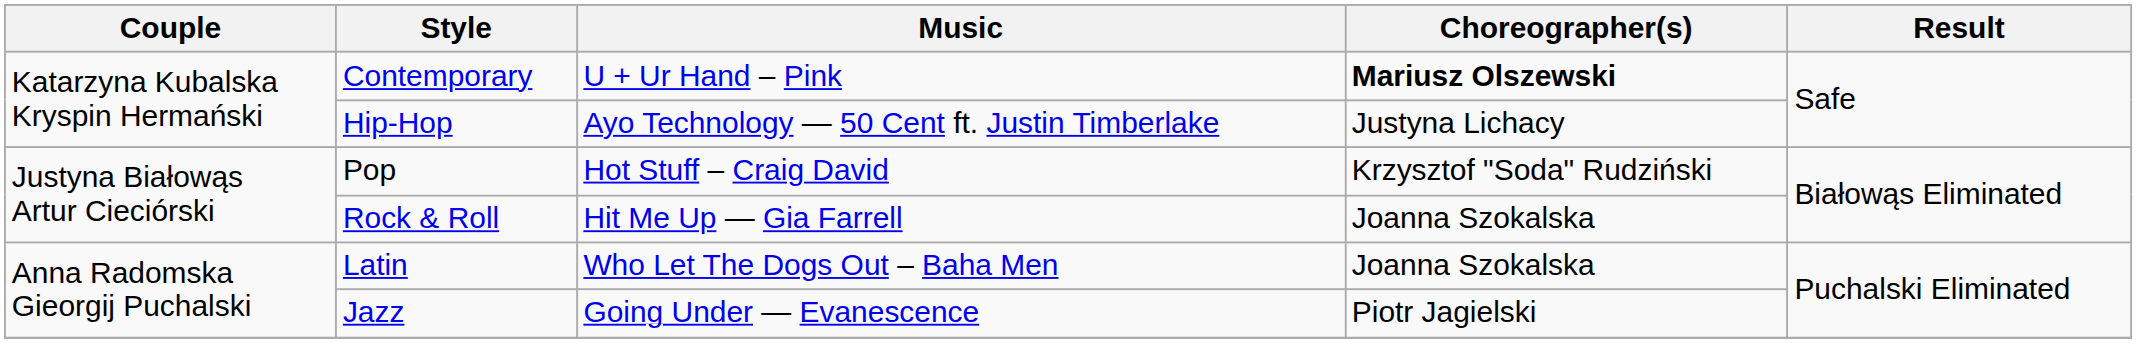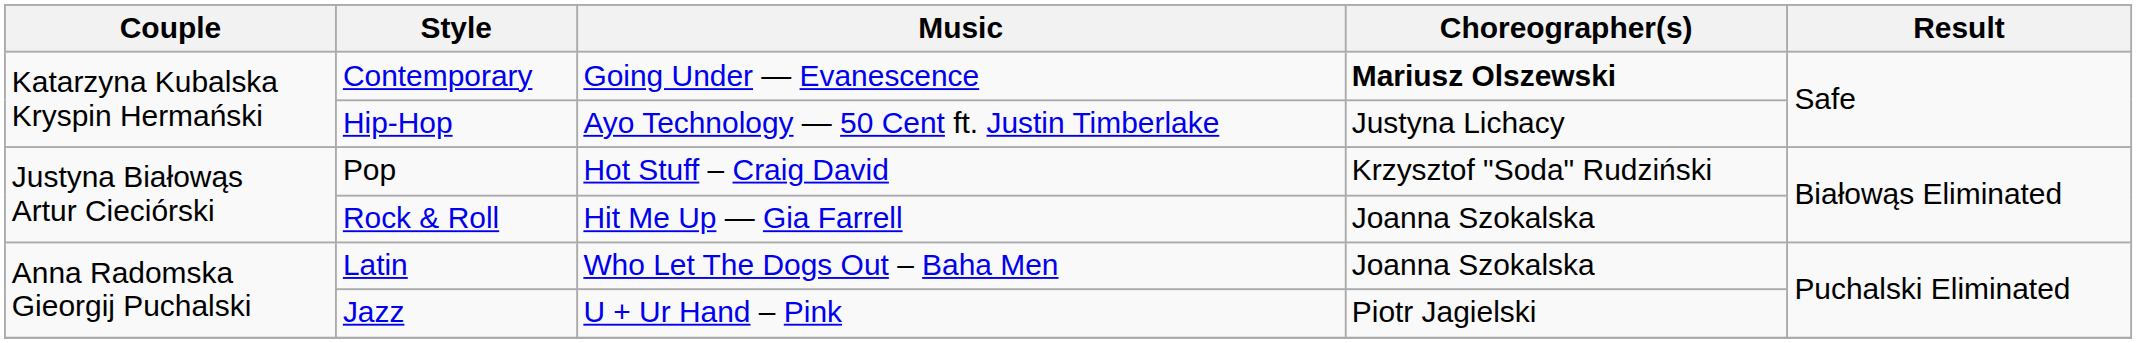(713, 75) U + Ur Hand – Pink -> (781, 75) Going Under — Evanescence
(781, 312) Going Under — Evanescence -> (713, 312) U + Ur Hand – Pink
